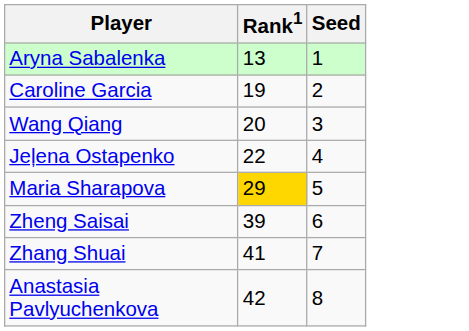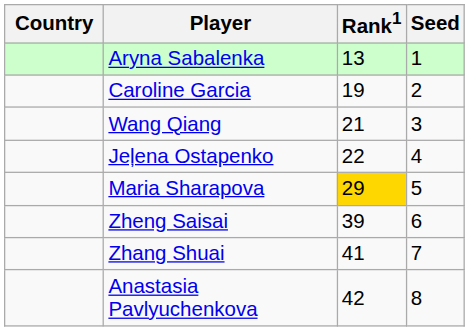+ column: (54, 23)
(254, 123) 20 -> (353, 123) 21
